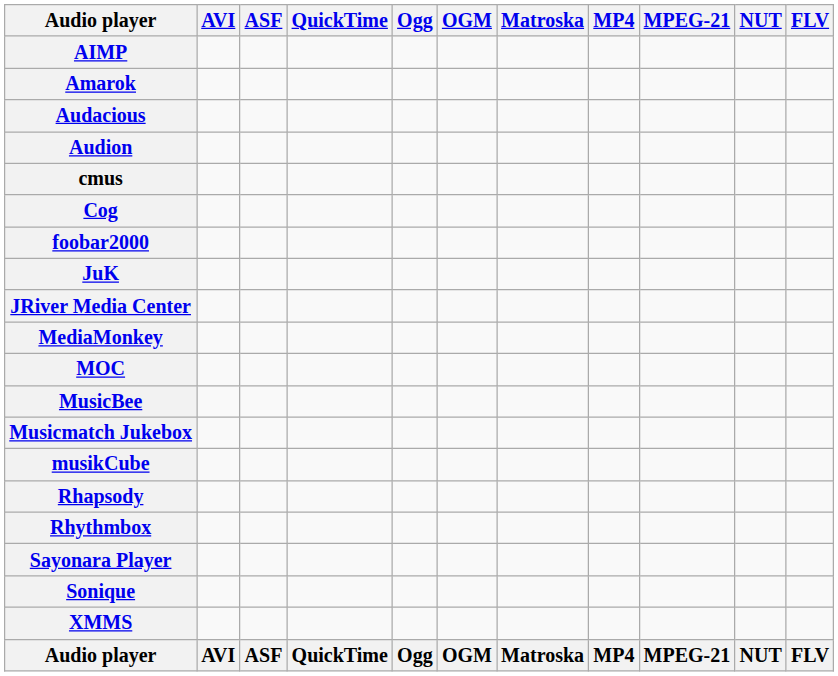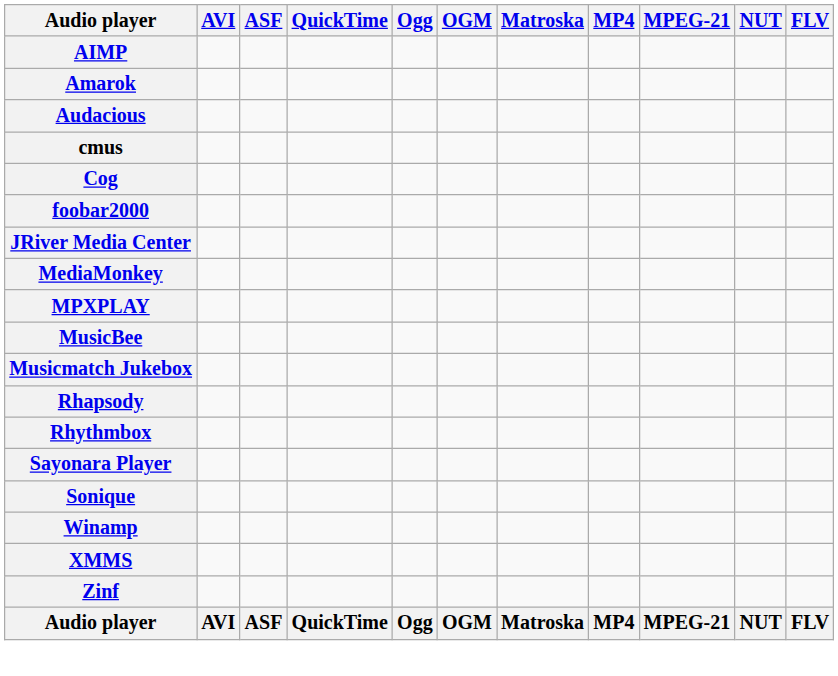- row: (101, 147)
- row: (101, 274)
- row: (101, 369)
+ row: (101, 305)
- row: (101, 464)
+ row: (101, 527)
+ row: (101, 591)
